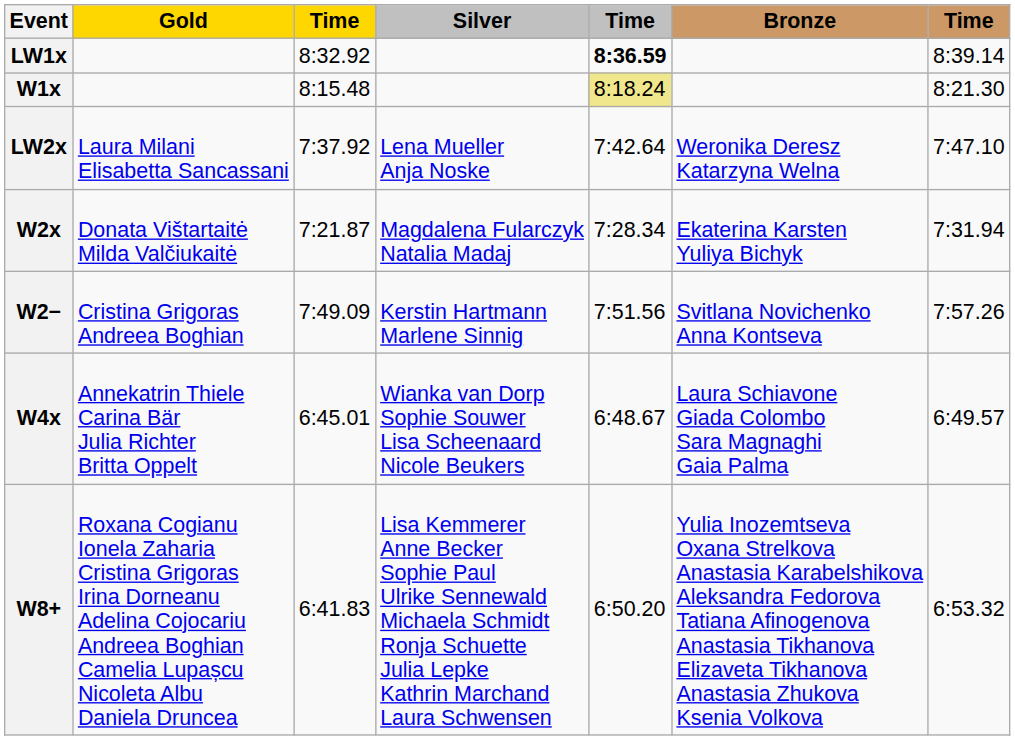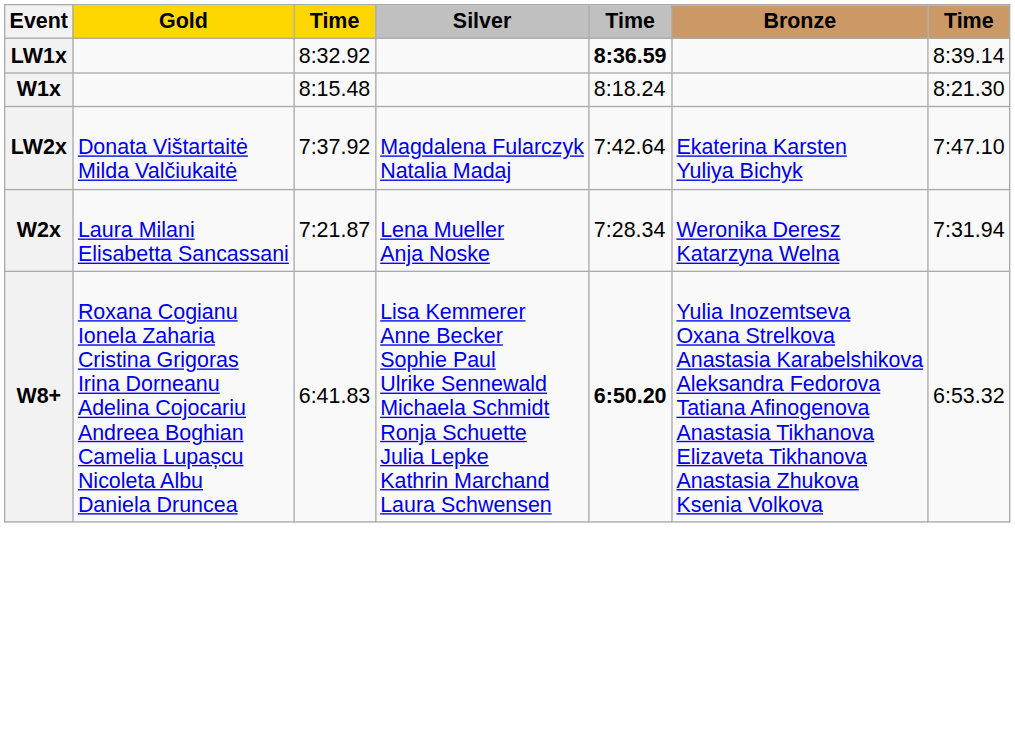(630, 89) khaki background -> (630, 89) no background
(183, 159) Laura Milani Elisabetta Sancassani -> (163, 159) Donata Vištartaitė Milda Valčiukaitė
(442, 159) Lena Mueller Anja Noske -> (482, 159) Magdalena Fularczyk Natalia Madaj
(758, 159) Weronika Deresz Katarzyna Welna -> (762, 159) Ekaterina Karsten Yuliya Bichyk
(163, 241) Donata Vištartaitė Milda Valčiukaitė -> (183, 241) Laura Milani Elisabetta Sancassani
(482, 241) Magdalena Fularczyk Natalia Madaj -> (442, 241) Lena Mueller Anja Noske
(762, 241) Ekaterina Karsten Yuliya Bichyk -> (758, 241) Weronika Deresz Katarzyna Welna
- row: (39, 312)
- row: (39, 418)
(630, 609) normal -> (630, 396) bold
